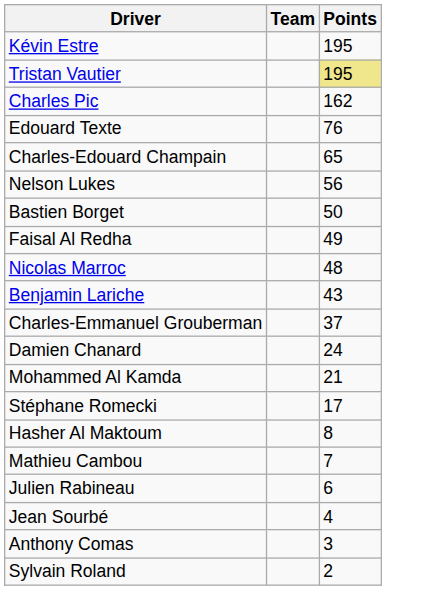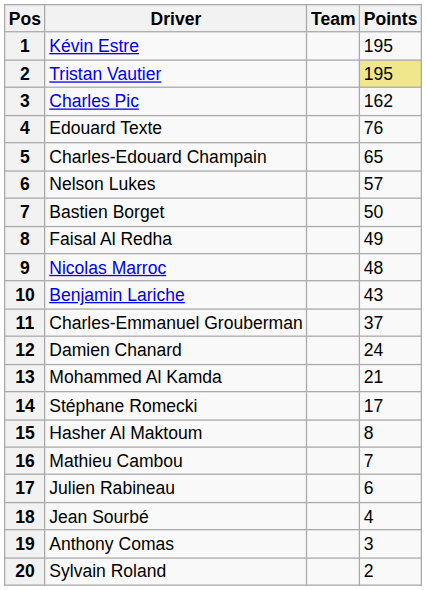+ column: (25, 18)
(333, 184) 56 -> (374, 184) 57
